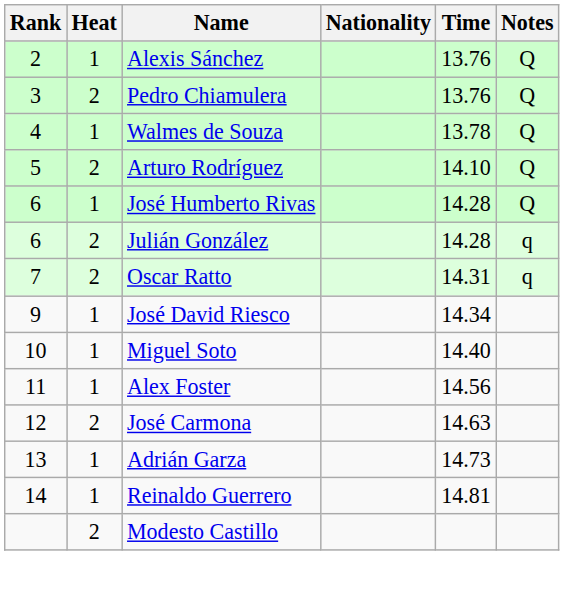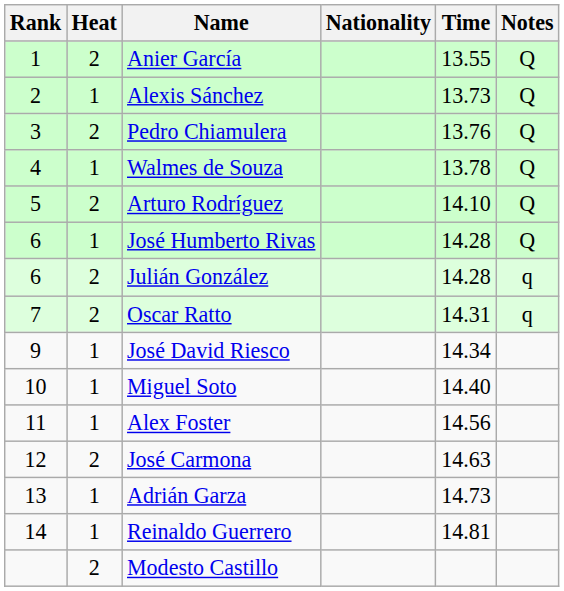+ row: (184, 59)
(466, 59) 13.76 -> (466, 95) 13.73
